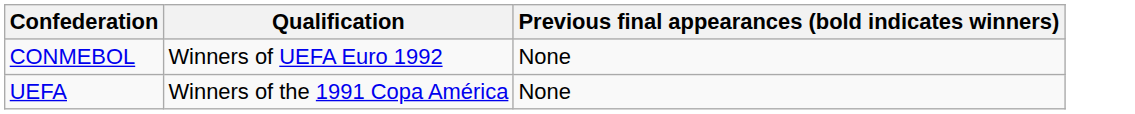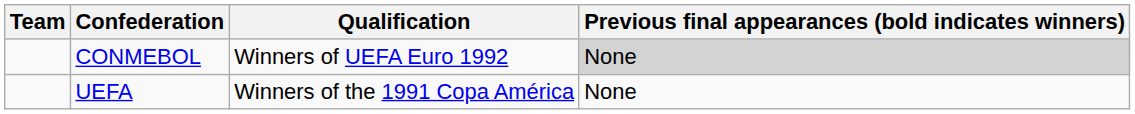+ column: (38, 21)
(545, 56) no background -> (610, 56) lightgrey background
